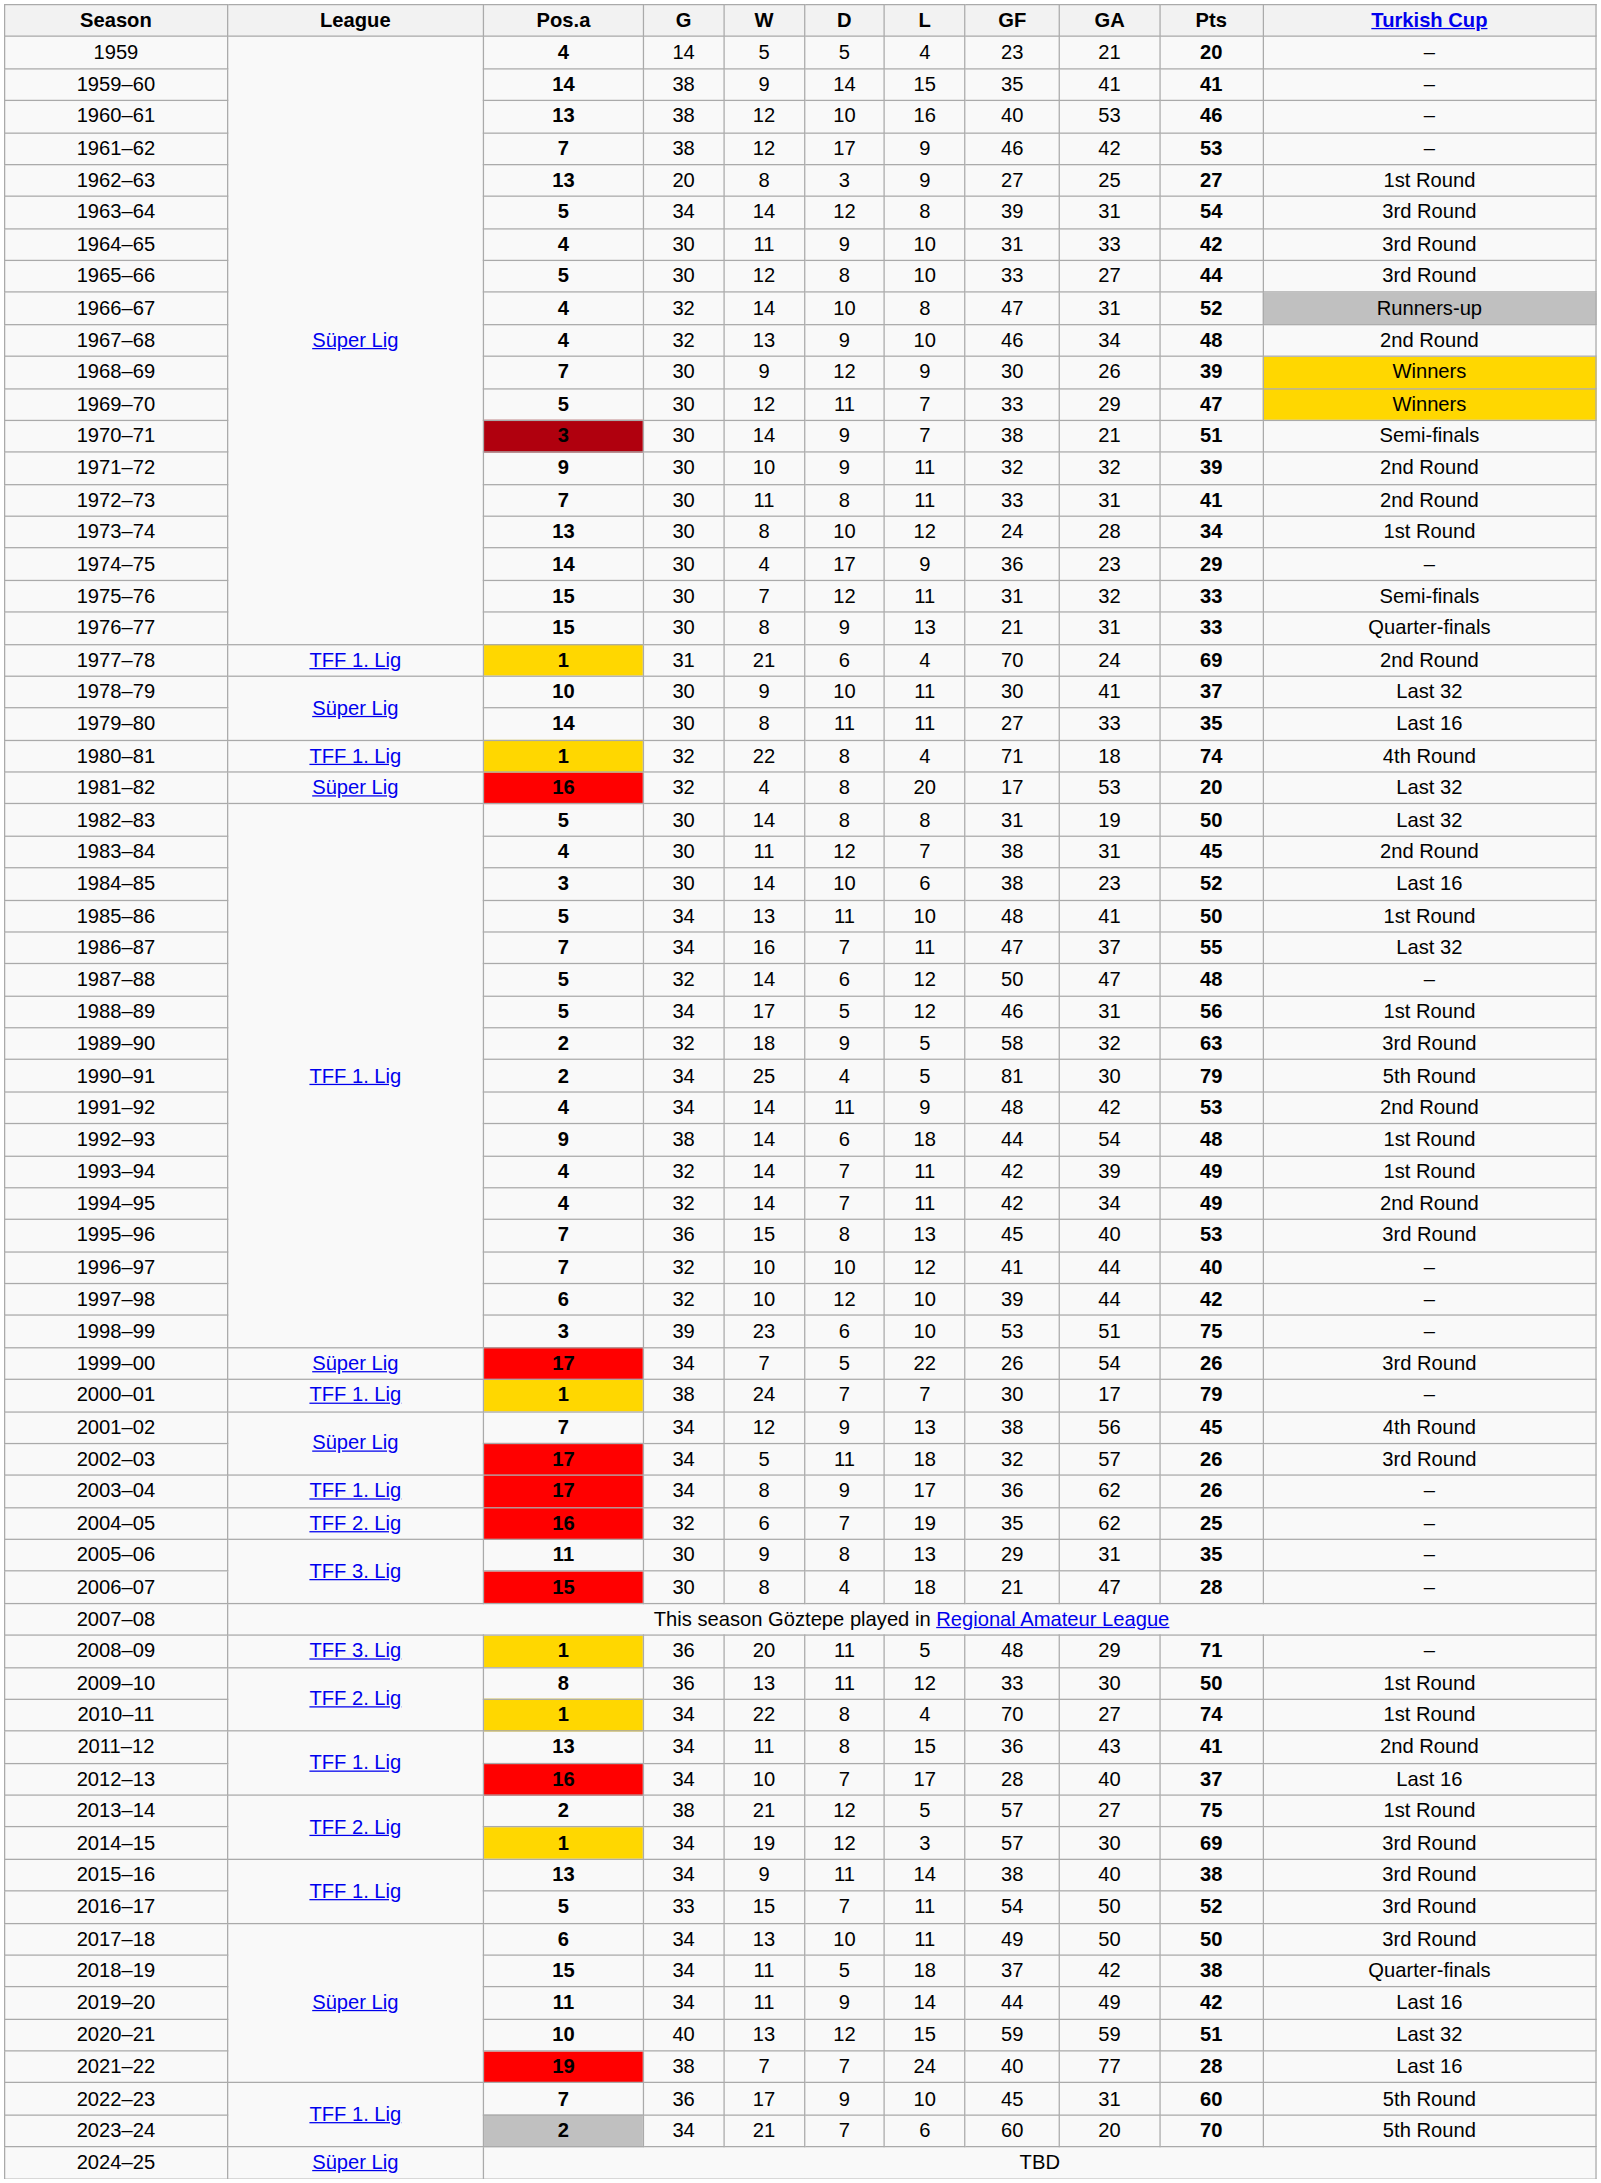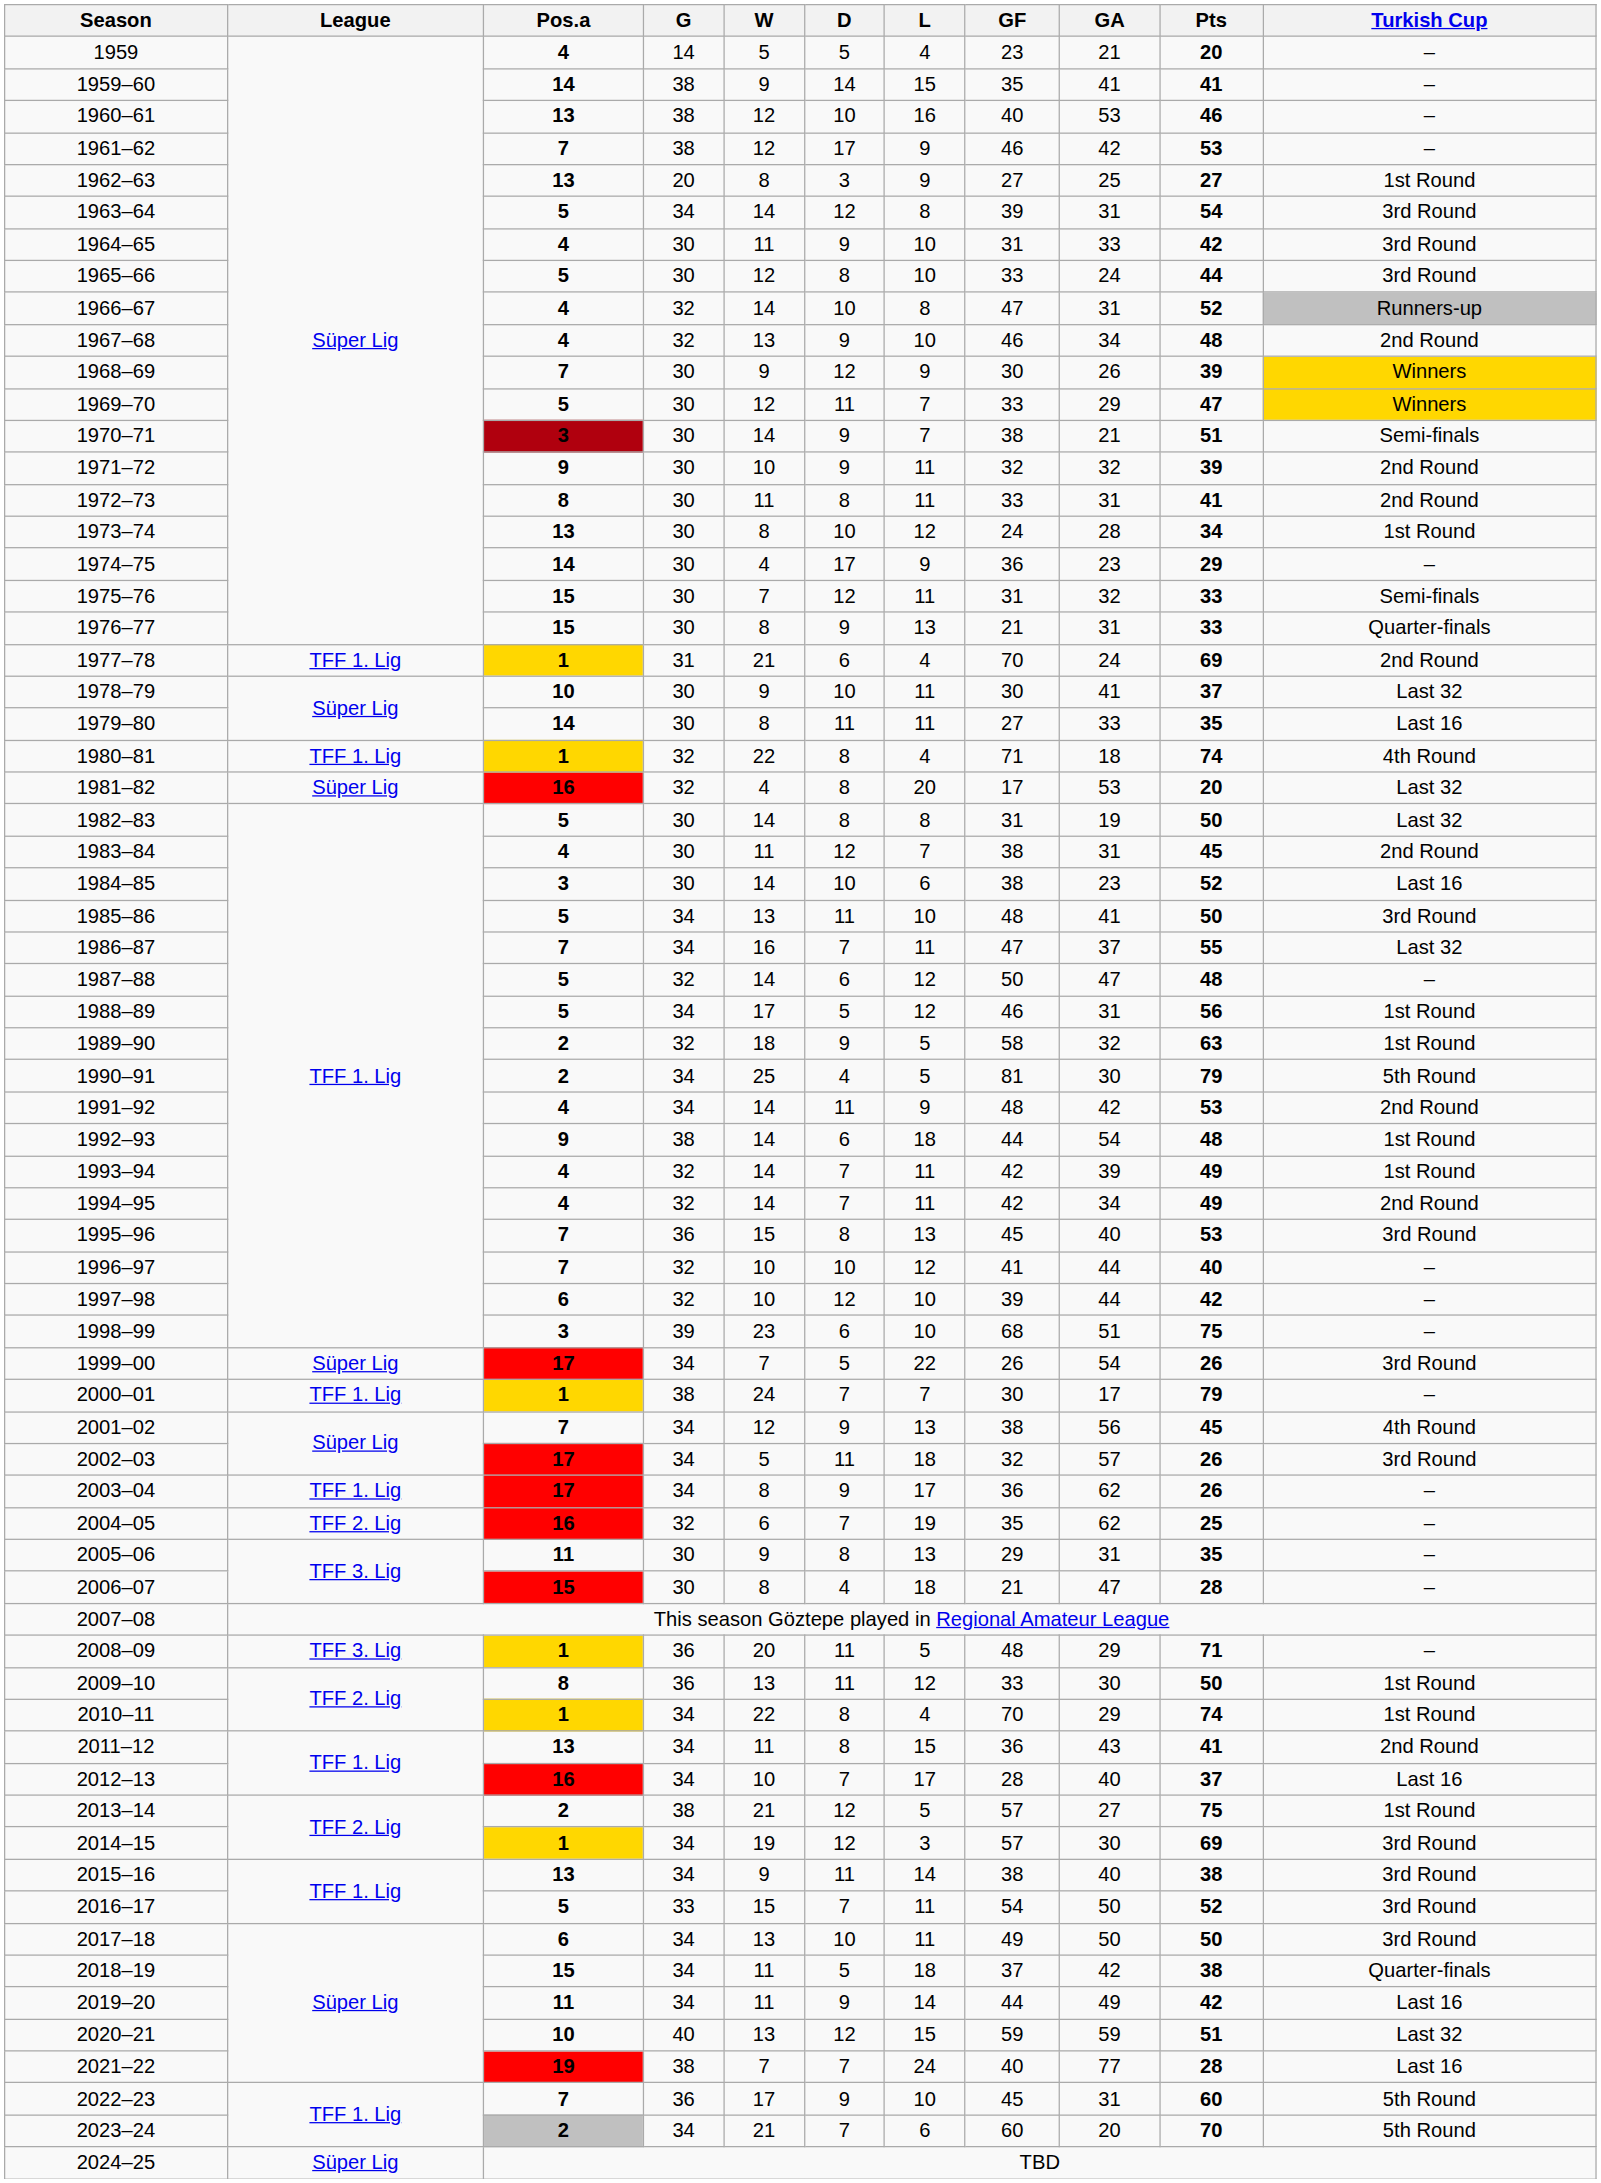(1110, 276) 27 -> (1110, 276) 24
(563, 500) 7 -> (563, 500) 8
(1429, 915) 1st Round -> (1429, 915) 3rd Round
(1429, 1043) 3rd Round -> (1429, 1043) 1st Round
(1012, 1331) 53 -> (1012, 1331) 68
(1110, 1715) 27 -> (1110, 1715) 29
